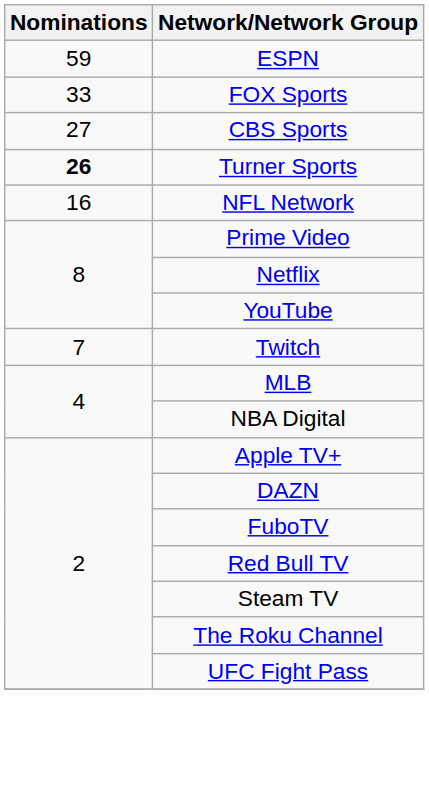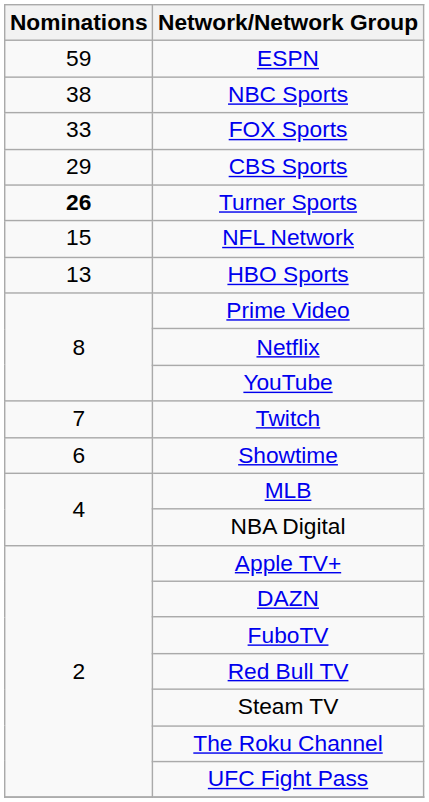+ row: (288, 94)
(79, 130) 27 -> (79, 166) 29
(79, 202) 16 -> (79, 238) 15
+ row: (288, 274)
+ row: (288, 454)
